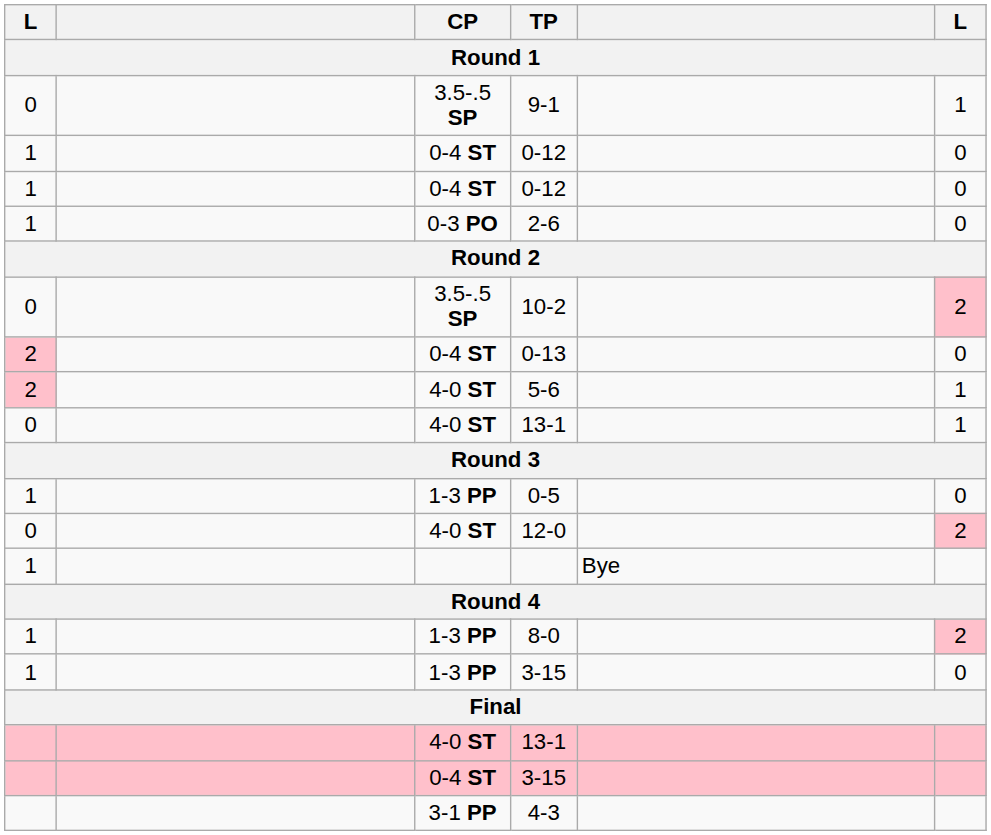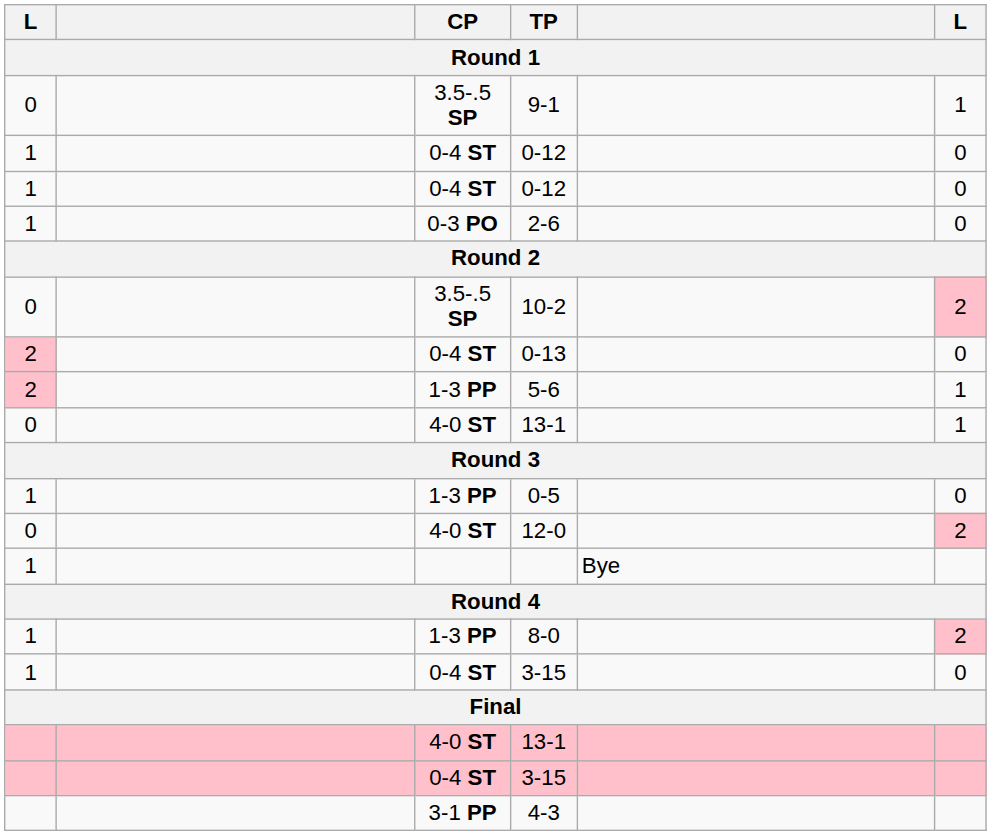(463, 389) 4-0 ST -> (463, 389) 1-3 PP
(463, 671) 1-3 PP -> (463, 671) 0-4 ST
